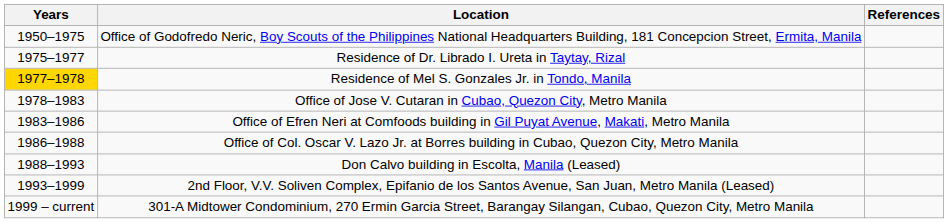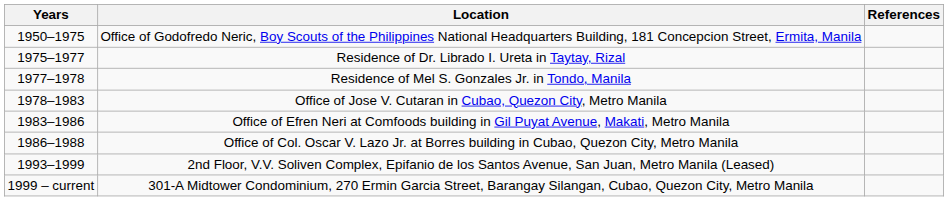(51, 79) gold background -> (51, 79) no background
- row: (481, 164)
